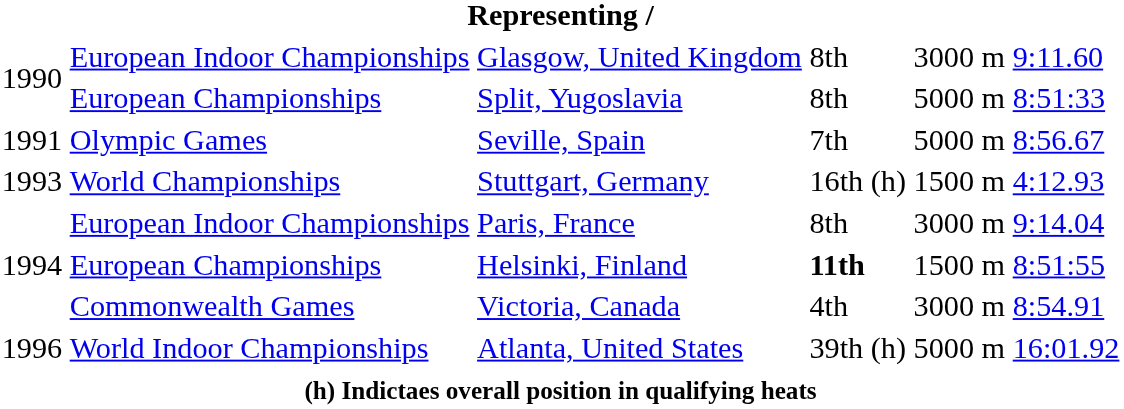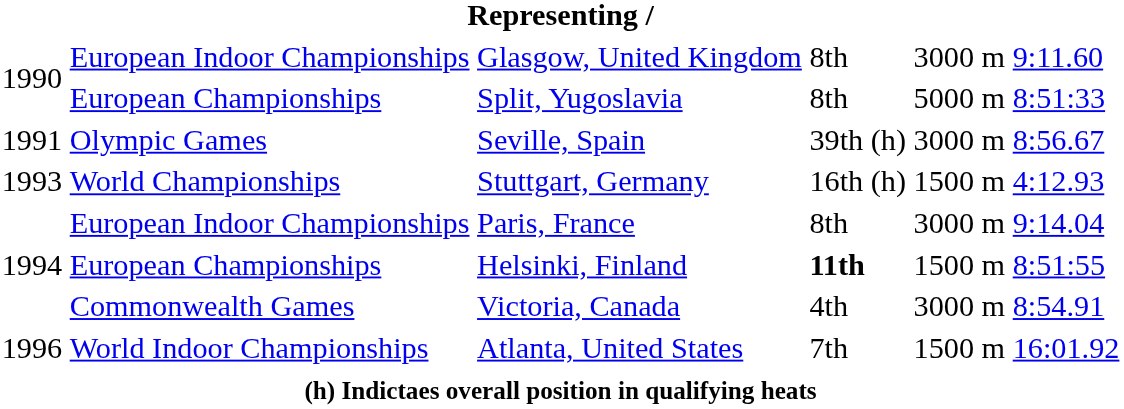(829, 139) 7th -> (858, 139) 39th (h)
(959, 139) 5000 m -> (959, 139) 3000 m
(858, 347) 39th (h) -> (829, 347) 7th
(959, 347) 5000 m -> (959, 347) 1500 m
